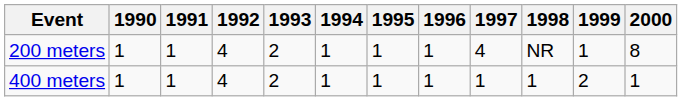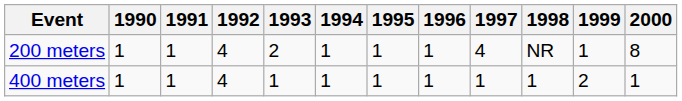(274, 80) 2 -> (274, 80) 1
